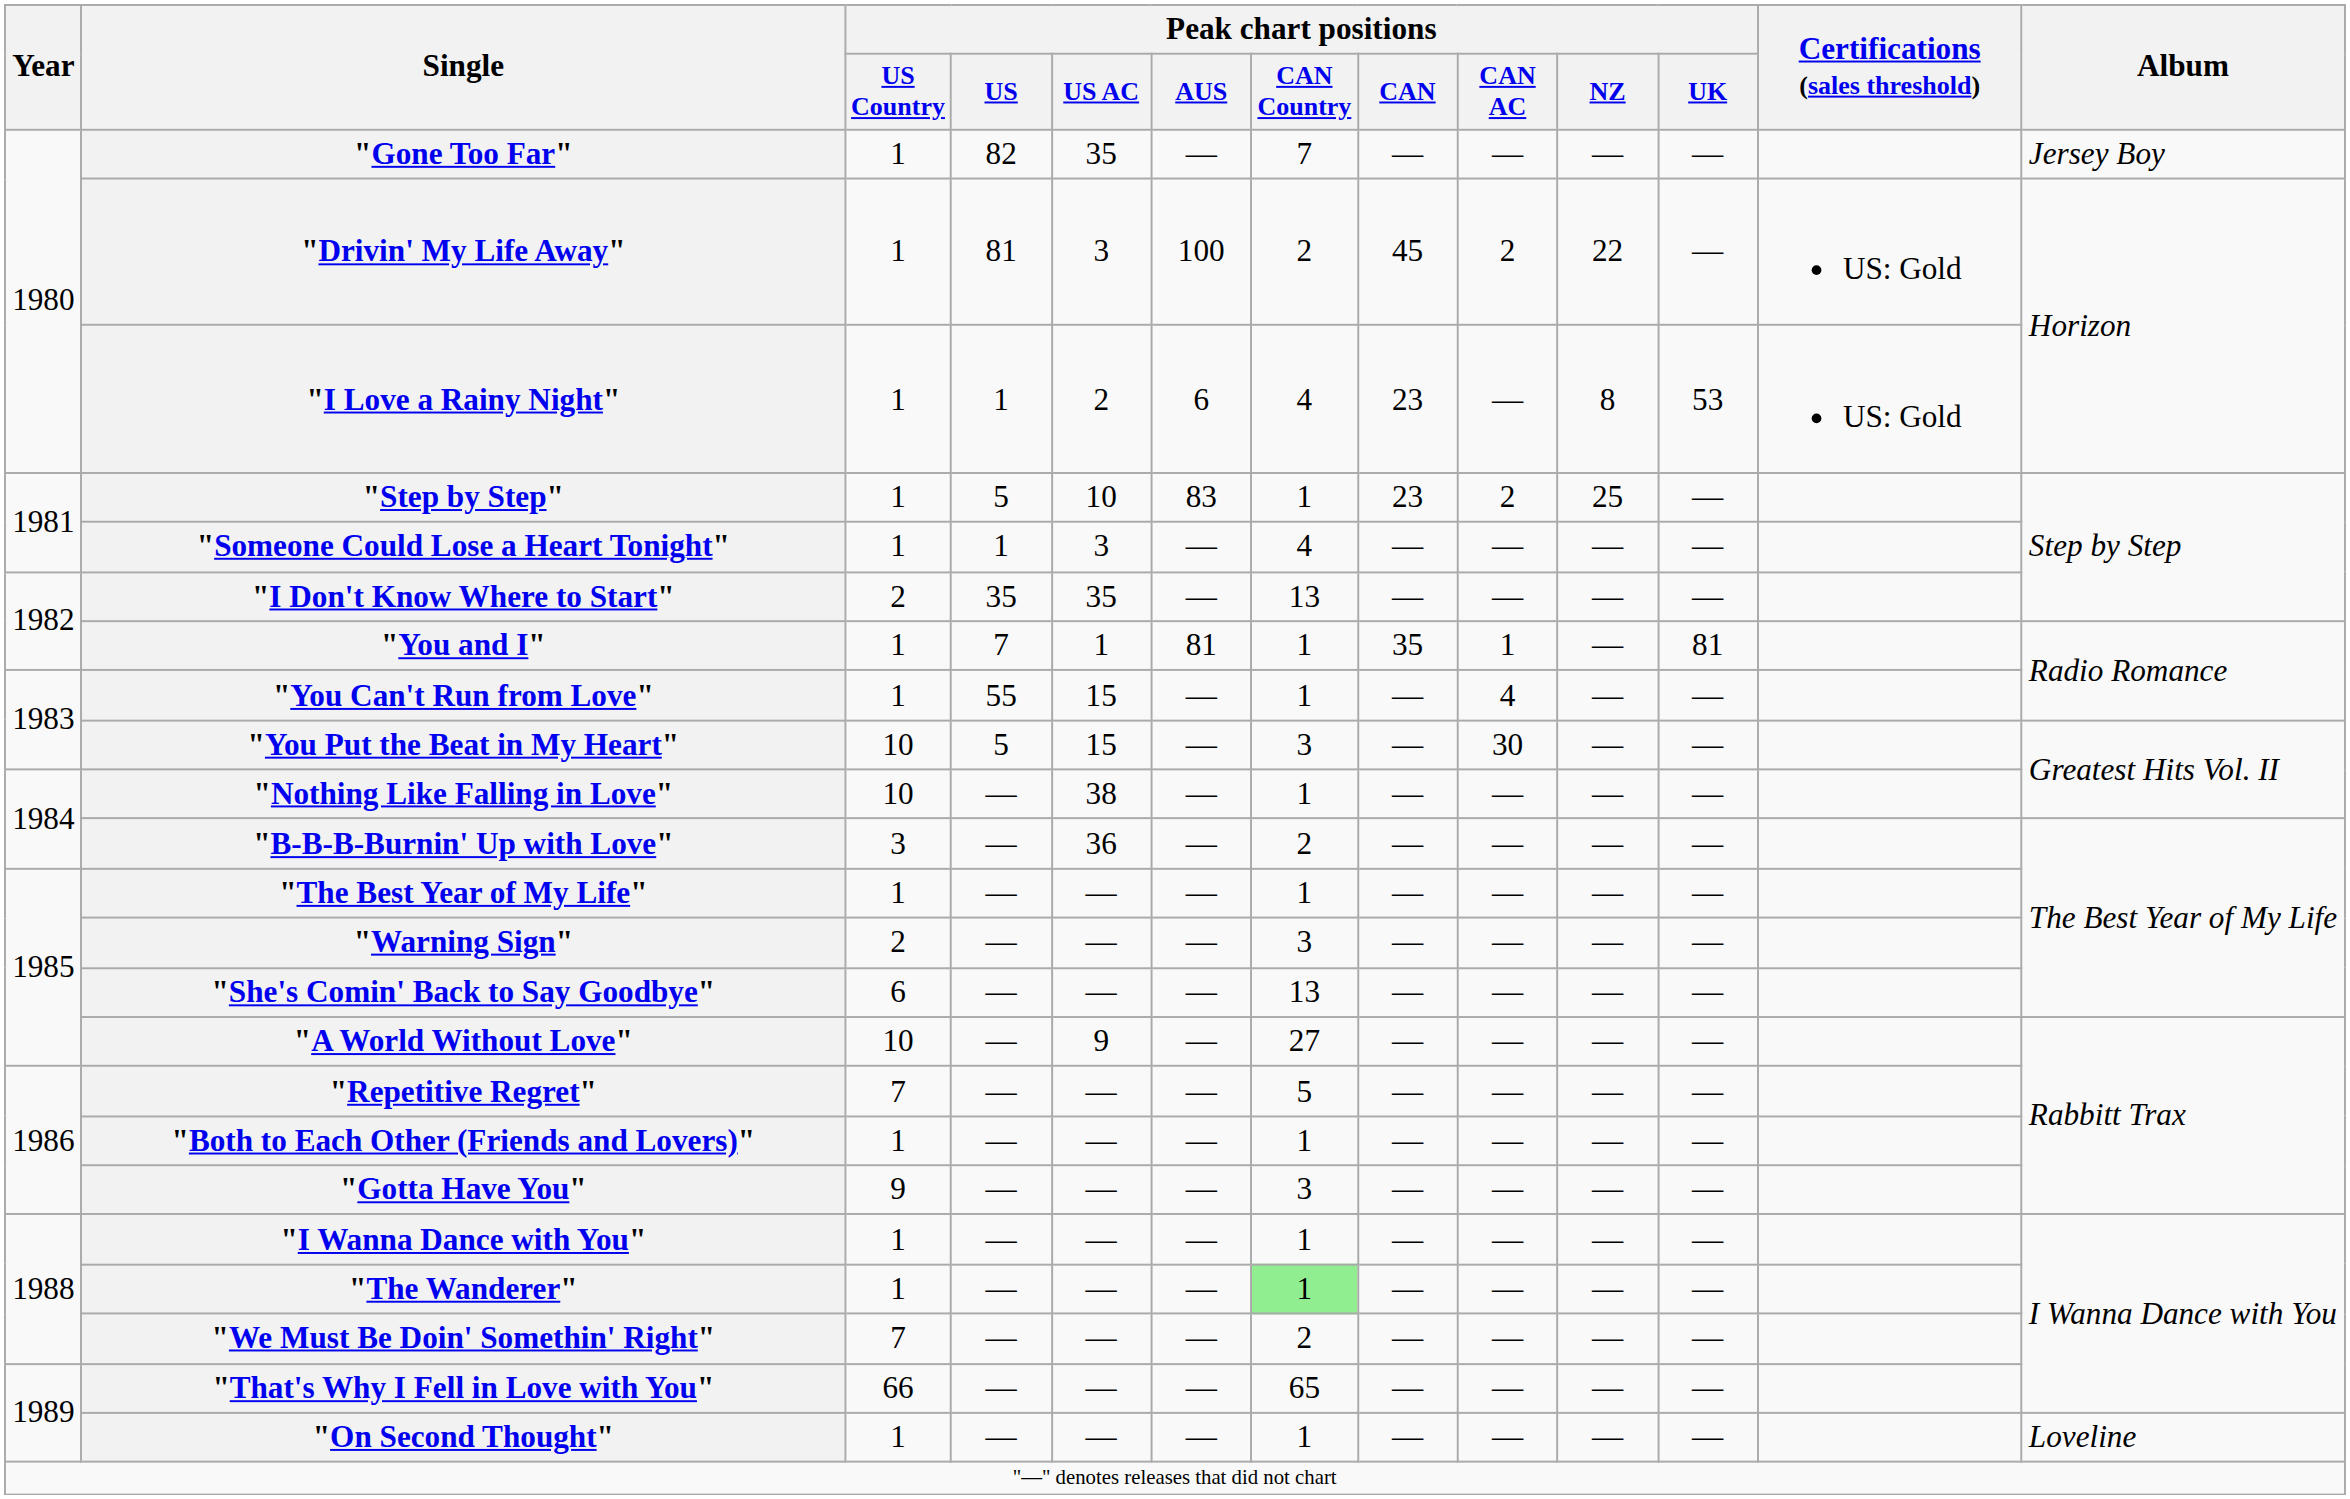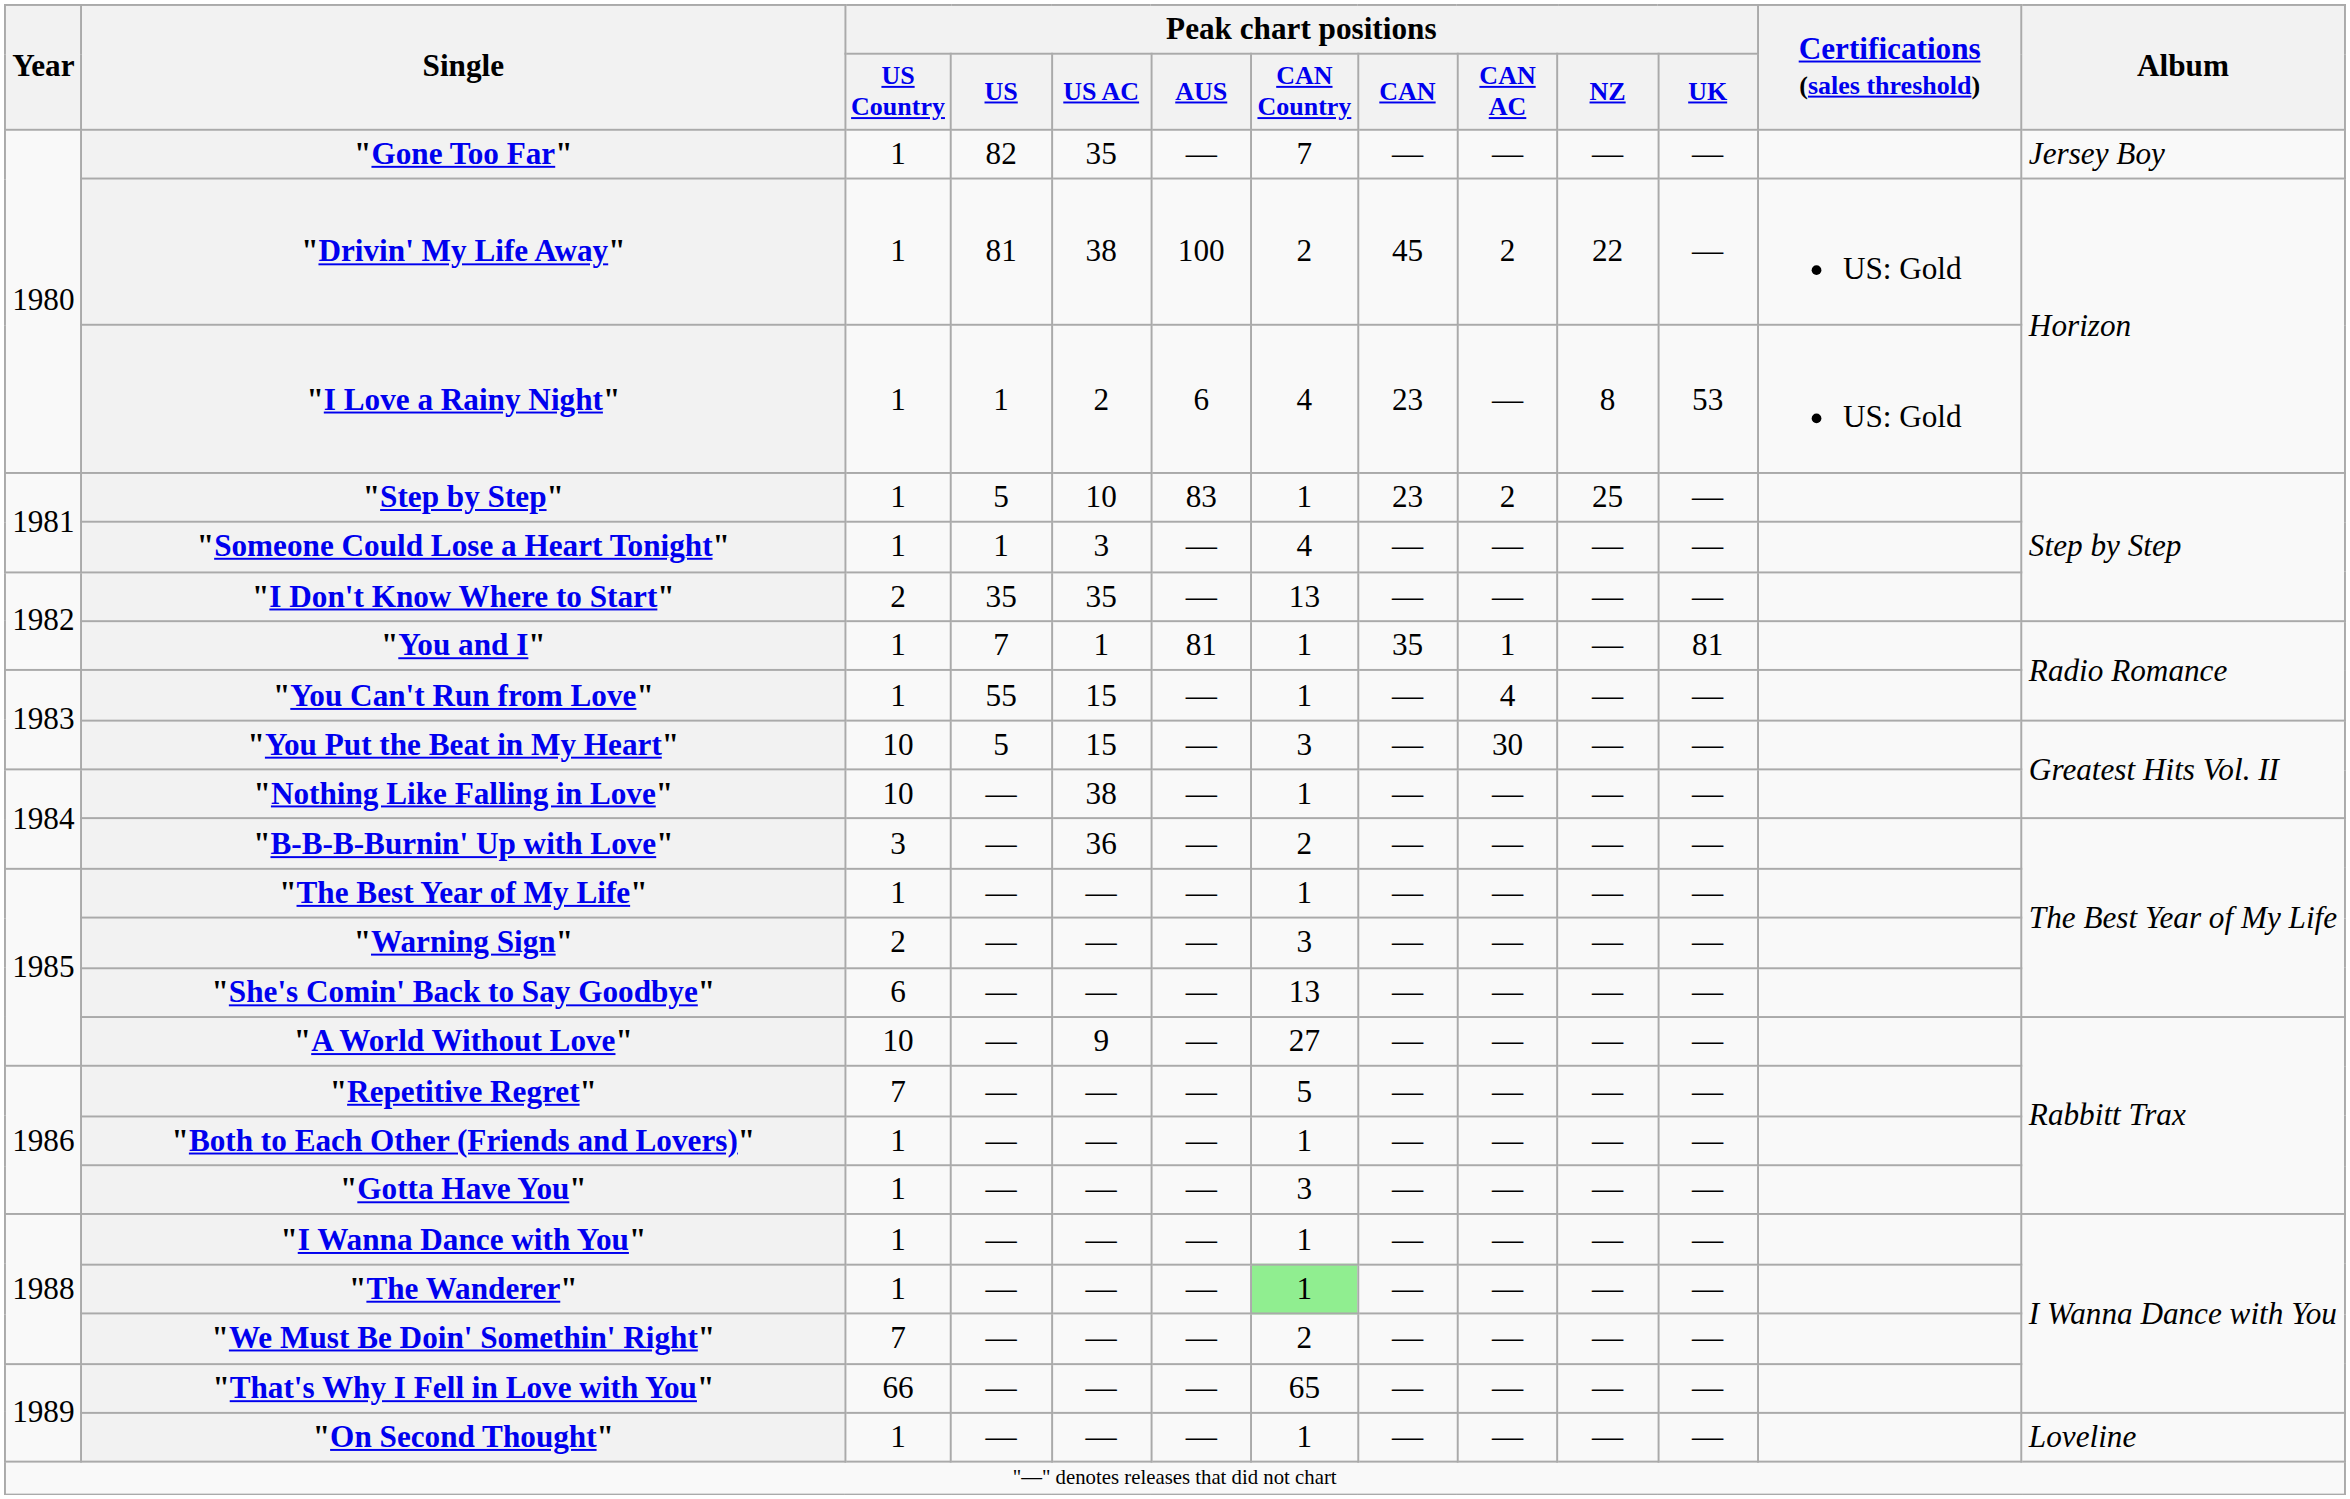(1101, 251) 3 -> (1101, 251) 38
(898, 1189) 9 -> (898, 1189) 1
